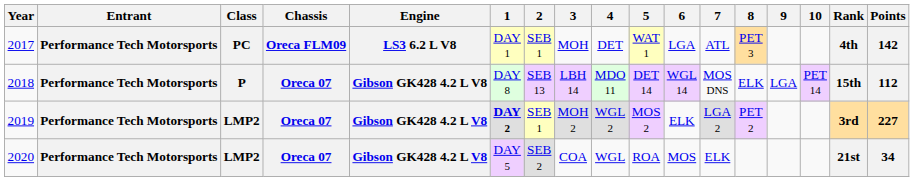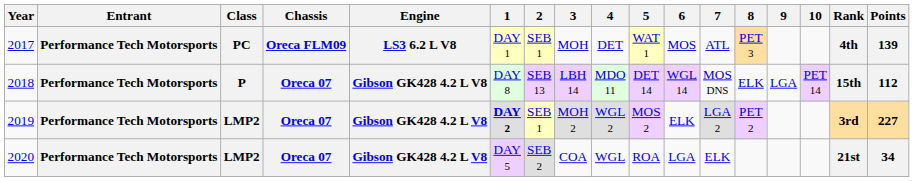(682, 45) LGA -> (682, 45) MOS
(888, 45) 142 -> (888, 45) 139
(682, 157) MOS -> (682, 157) LGA
